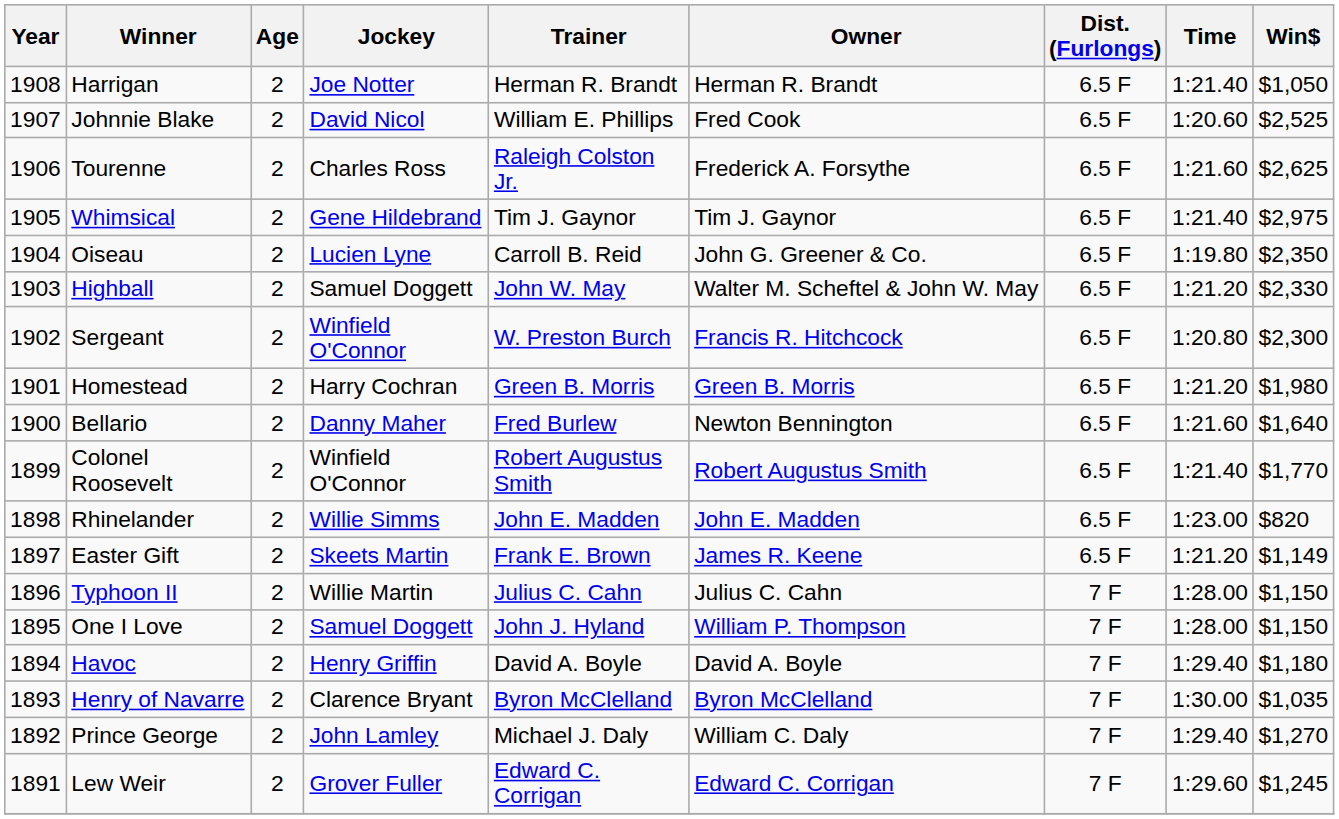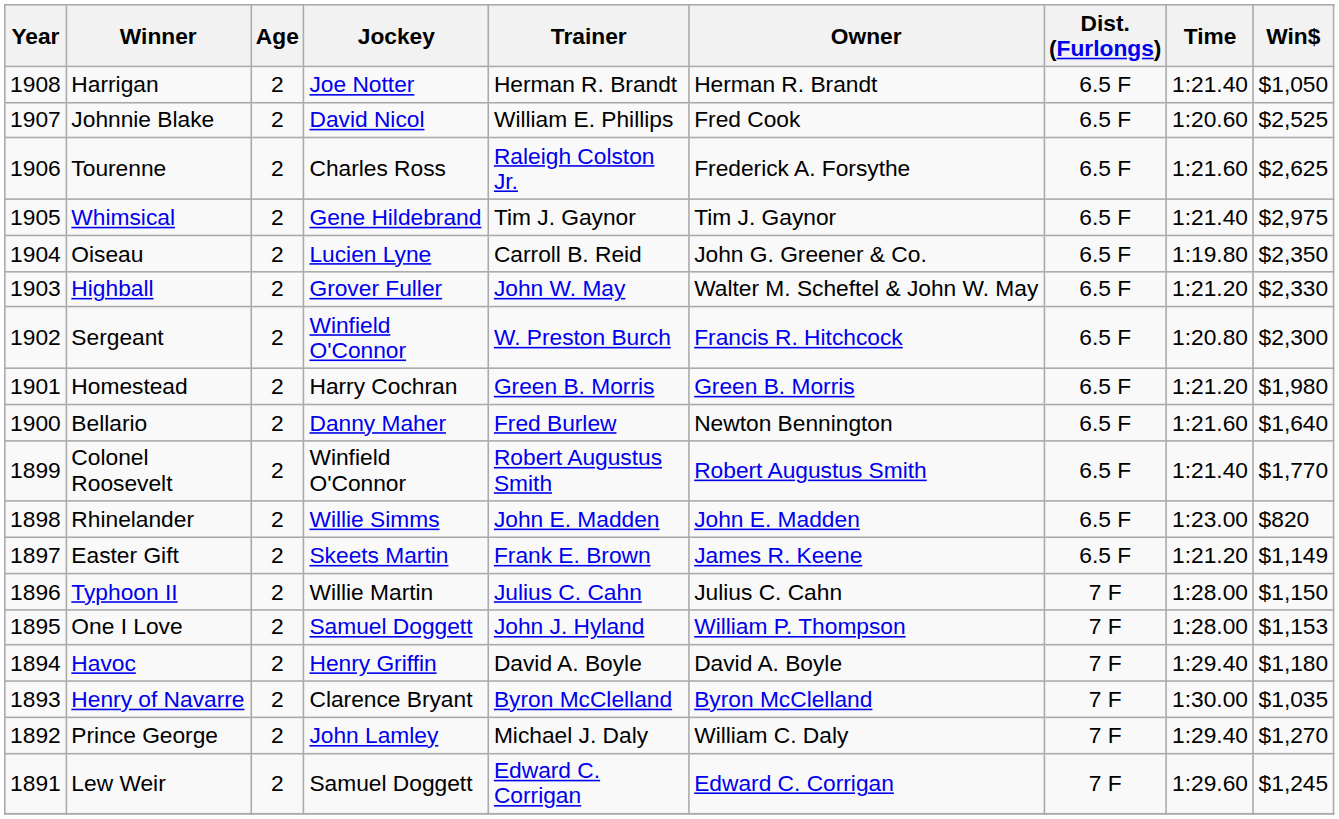(391, 289) Samuel Doggett -> (376, 289) Grover Fuller
(1293, 628) $1,150 -> (1293, 628) $1,153
(376, 784) Grover Fuller -> (391, 784) Samuel Doggett
